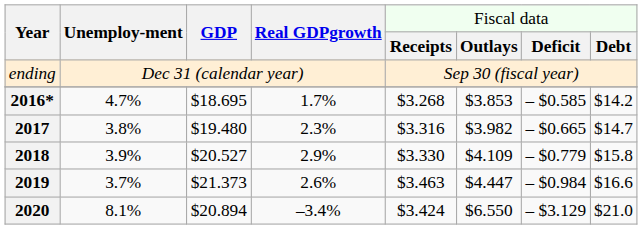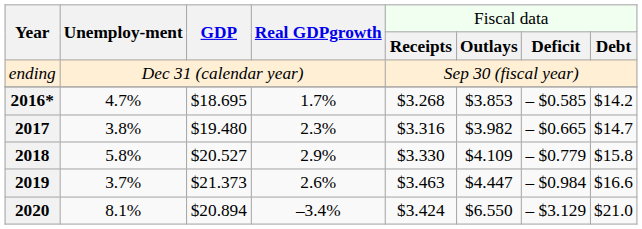(123, 155) 3.9% -> (123, 155) 5.8%
